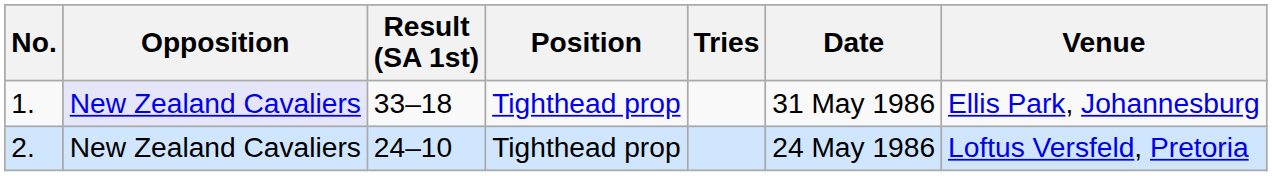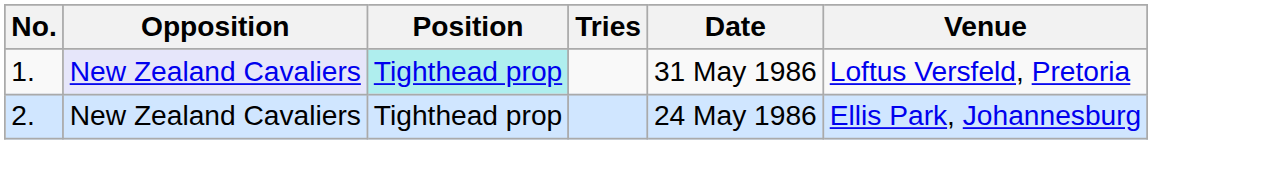- column: (426, 42)
(586, 103) no background -> (468, 71) paleturquoise background
(1104, 103) Ellis Park, Johannesburg -> (980, 71) Loftus Versfeld, Pretoria
(1098, 147) Loftus Versfeld, Pretoria -> (986, 116) Ellis Park, Johannesburg
